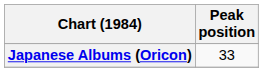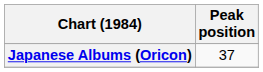(227, 55) 33 -> (227, 55) 37
